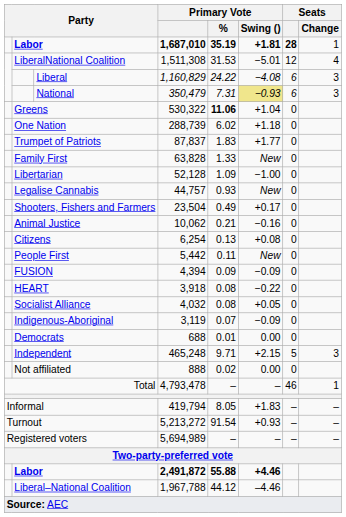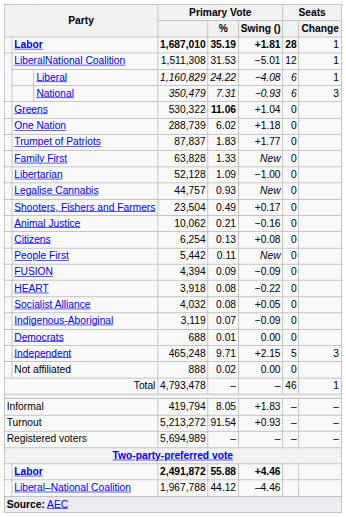(336, 61) 4 -> (336, 61) 1
(336, 77) 3 -> (336, 77) 1
(268, 93) khaki background -> (268, 93) no background
